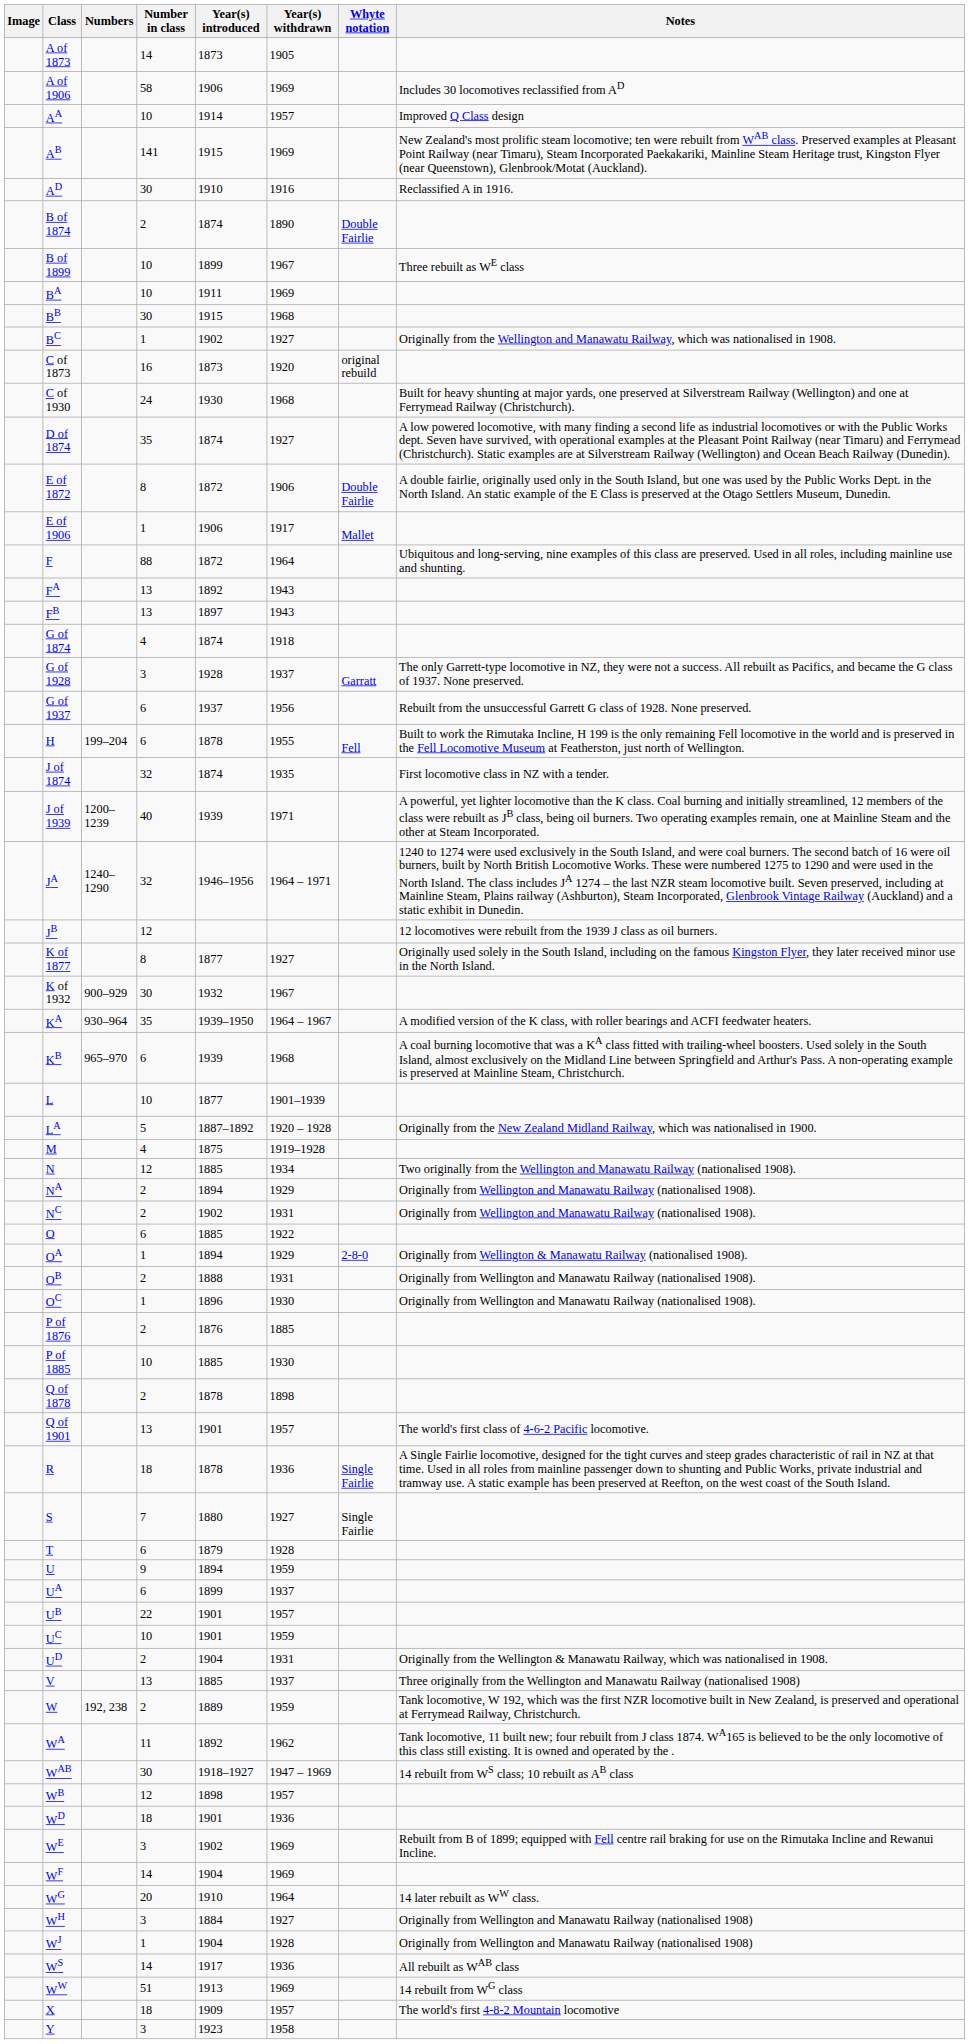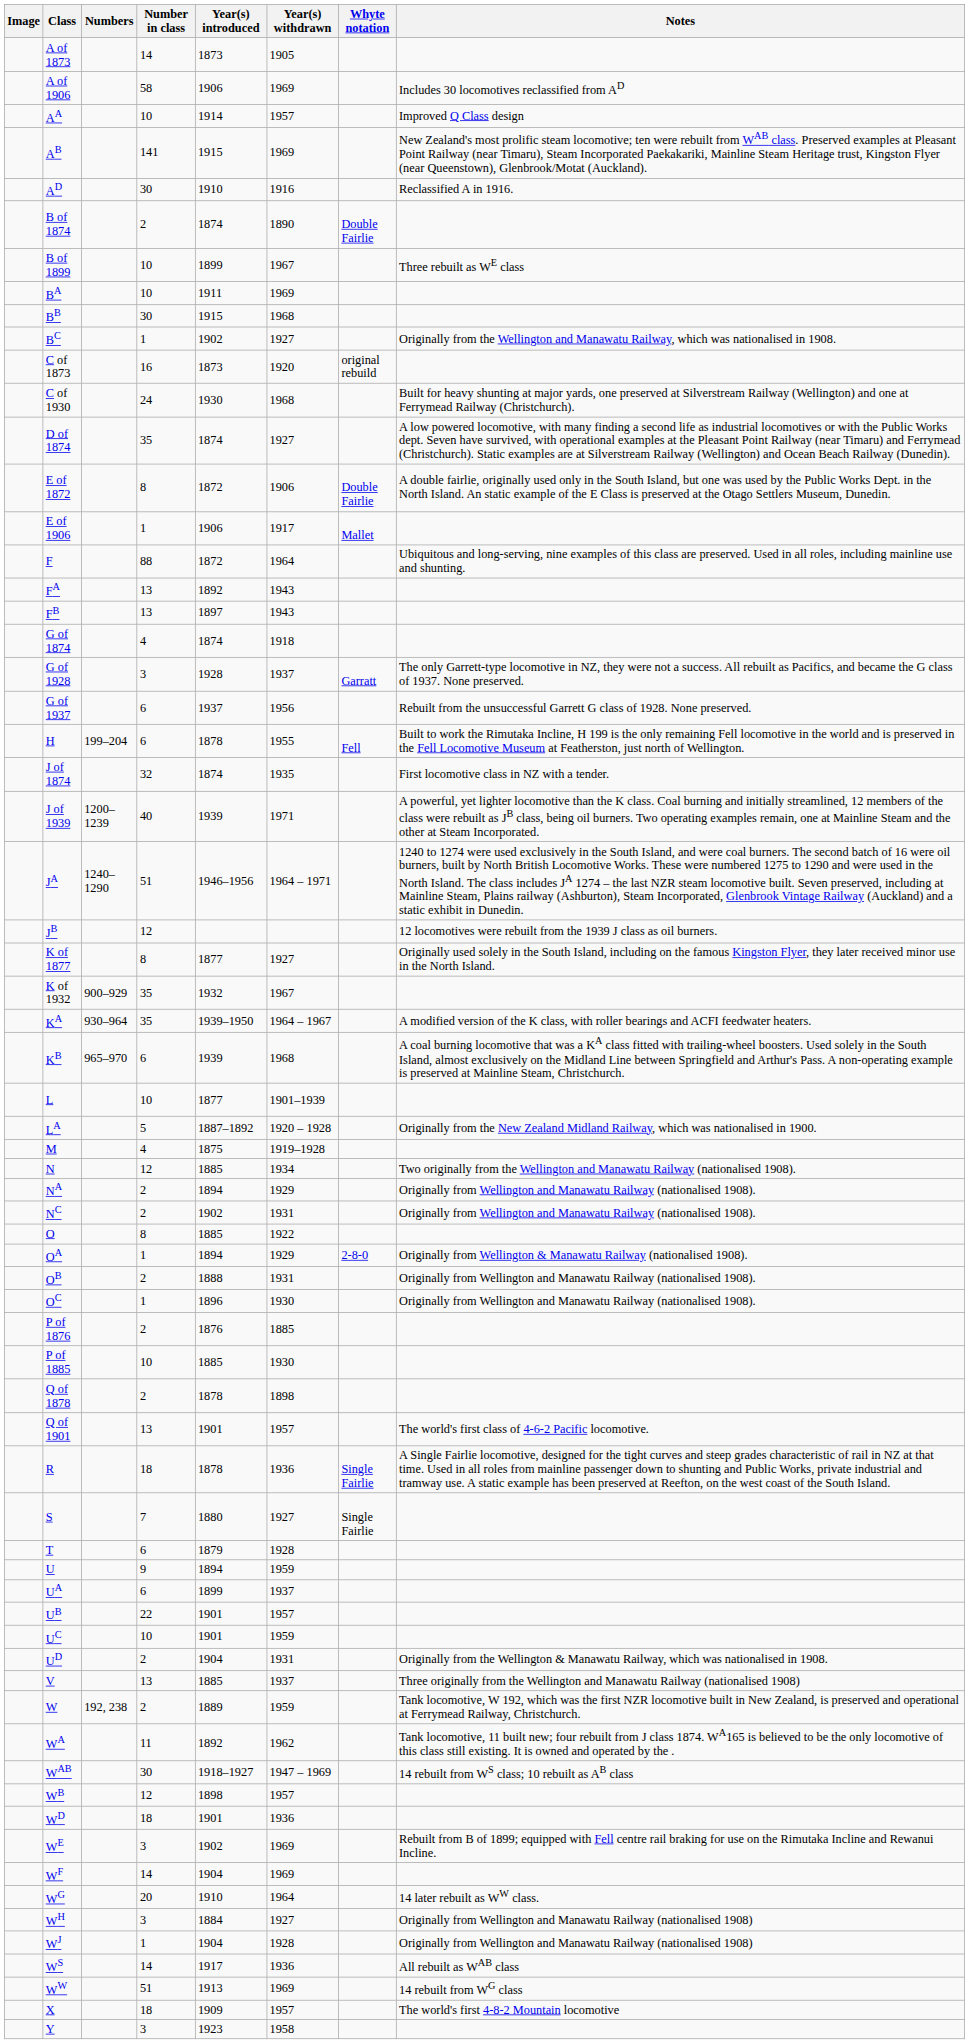(146, 880) 32 -> (146, 880) 51
(146, 993) 30 -> (146, 993) 35
(143, 1234) 6 -> (143, 1234) 8
